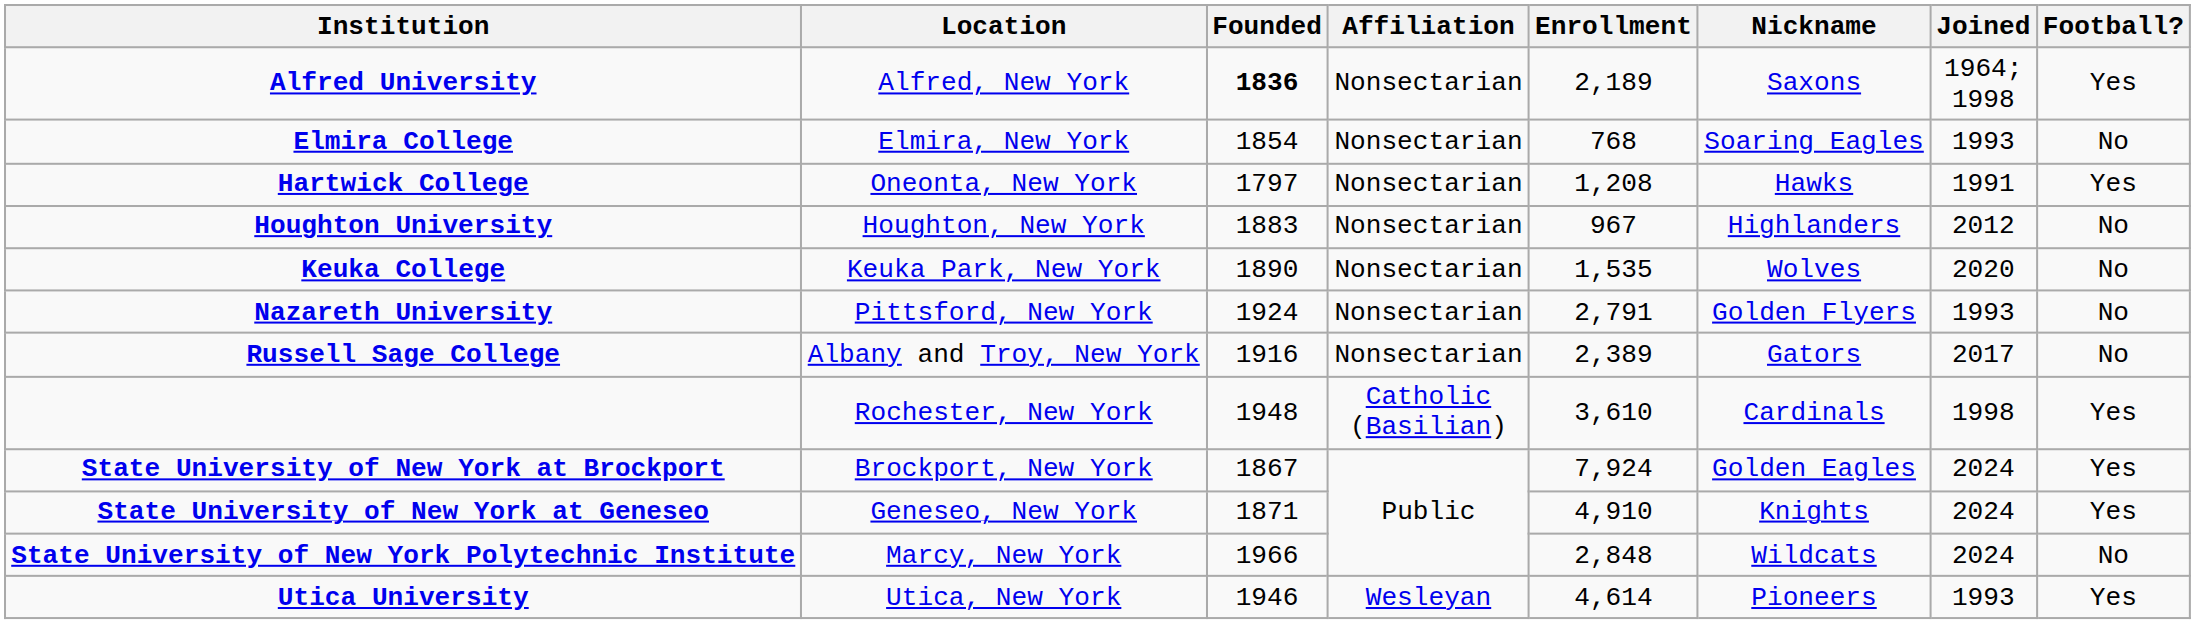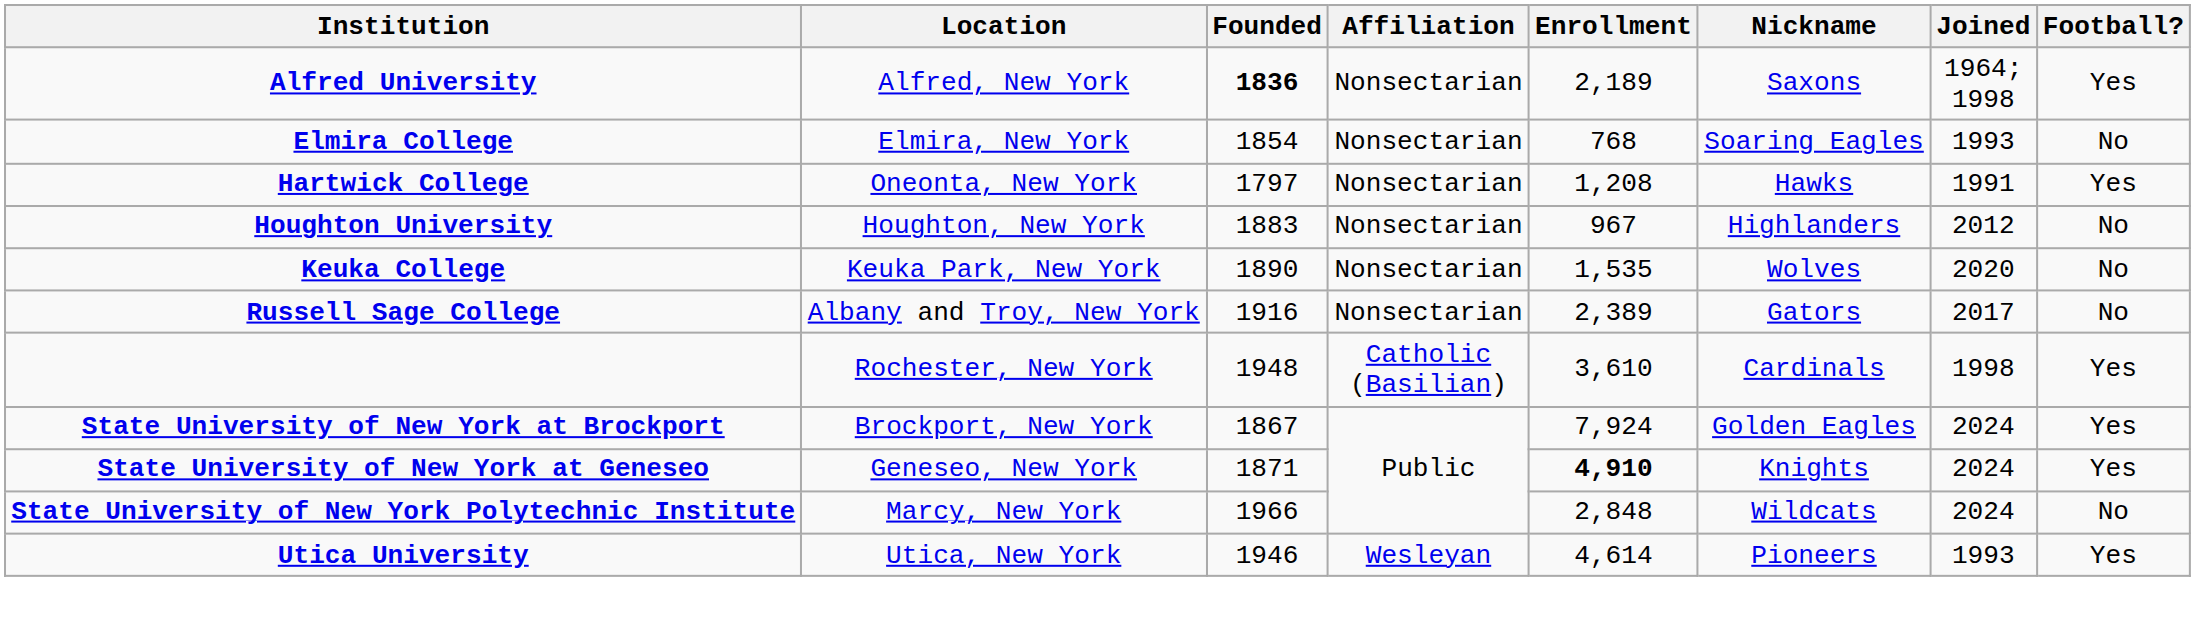- row: (403, 312)
(1613, 512) normal -> (1613, 470) bold
